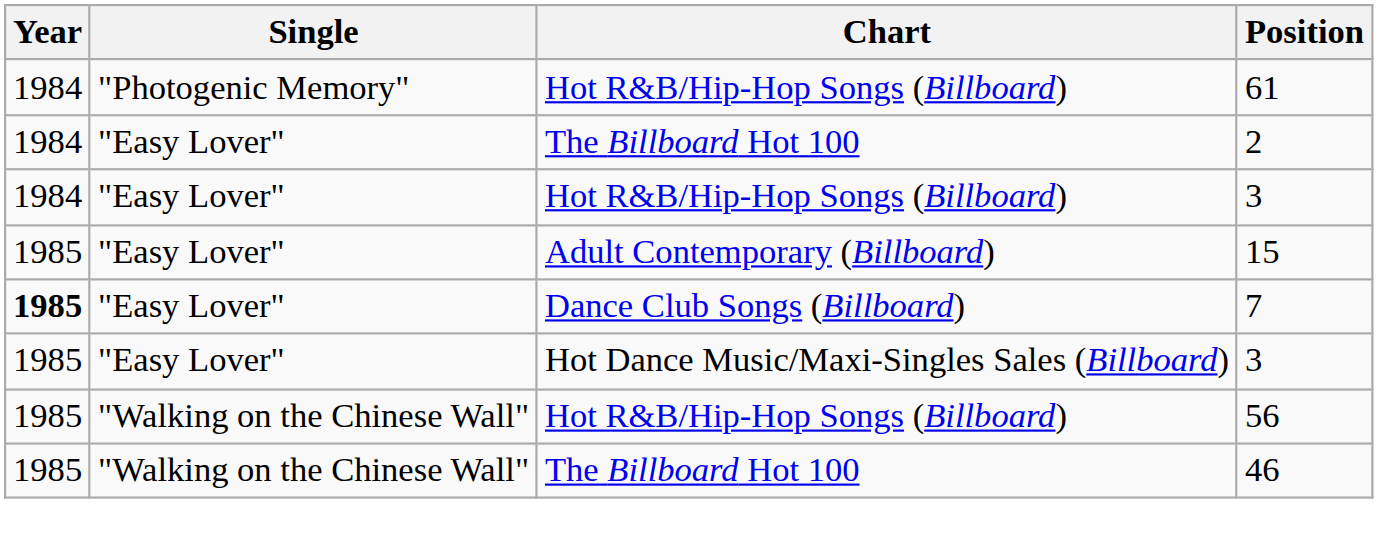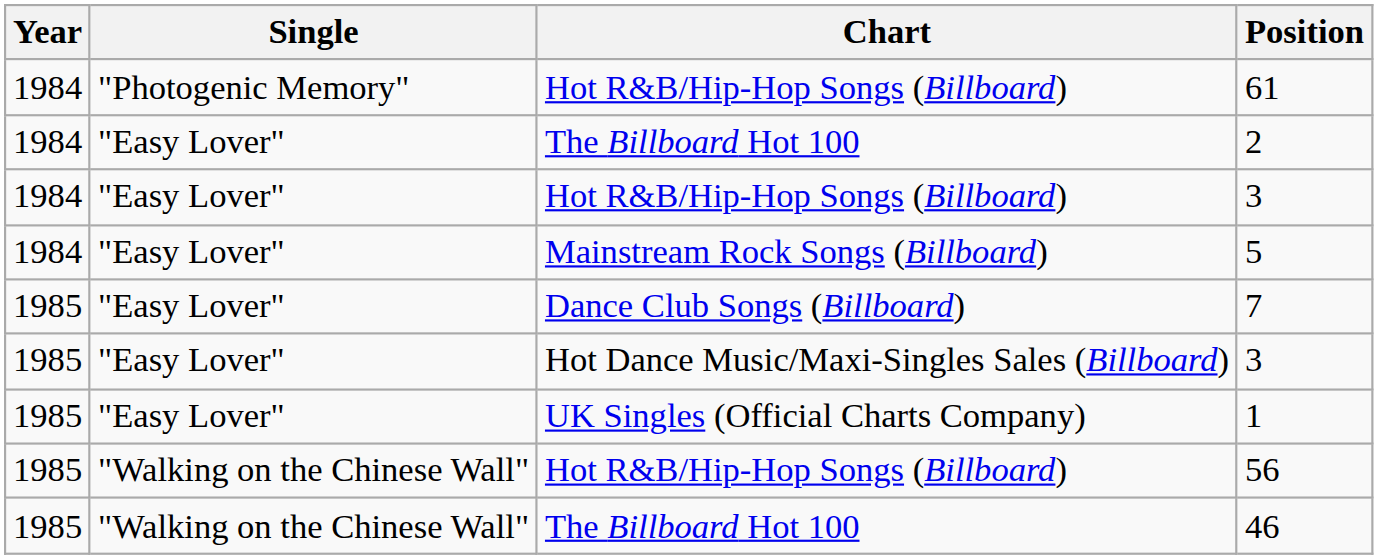+ row: (796, 251)
- row: (770, 251)
(48, 305) bold -> (48, 305) normal
+ row: (815, 415)
